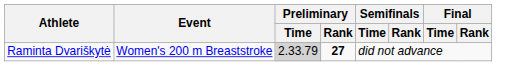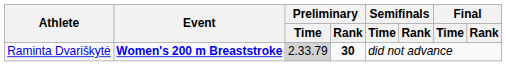(194, 52) normal -> (199, 52) bold
(338, 52) 27 -> (348, 52) 30
